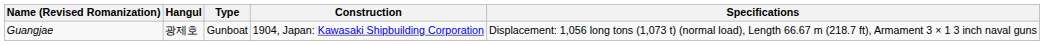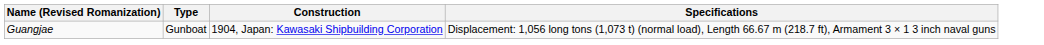- column: (184, 13)
